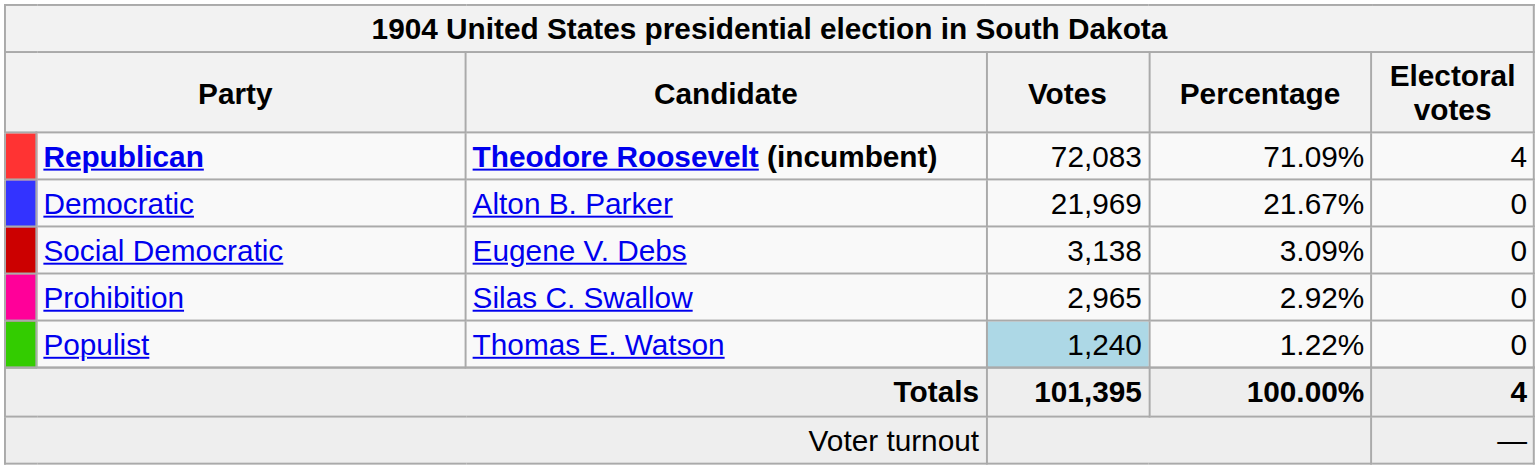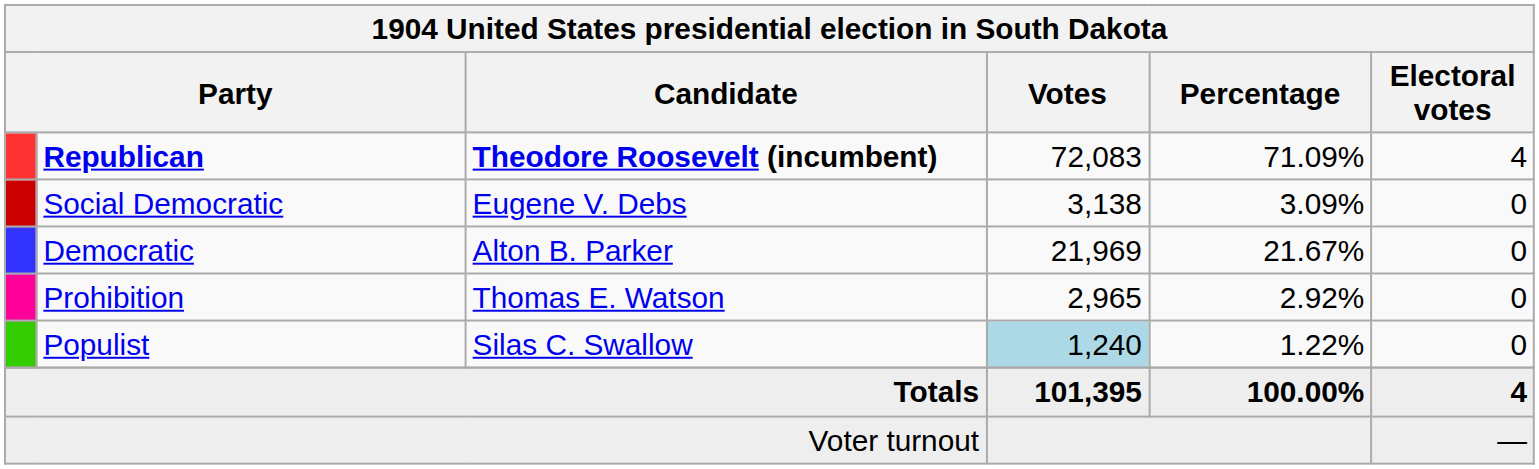rows swapped: (119, 204) <-> (163, 251)
(583, 298) Silas C. Swallow -> (599, 298) Thomas E. Watson
(599, 345) Thomas E. Watson -> (583, 345) Silas C. Swallow
